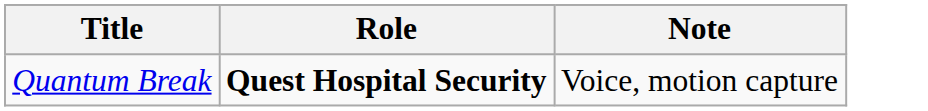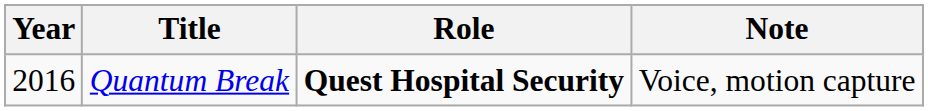+ column: (44, 29)
